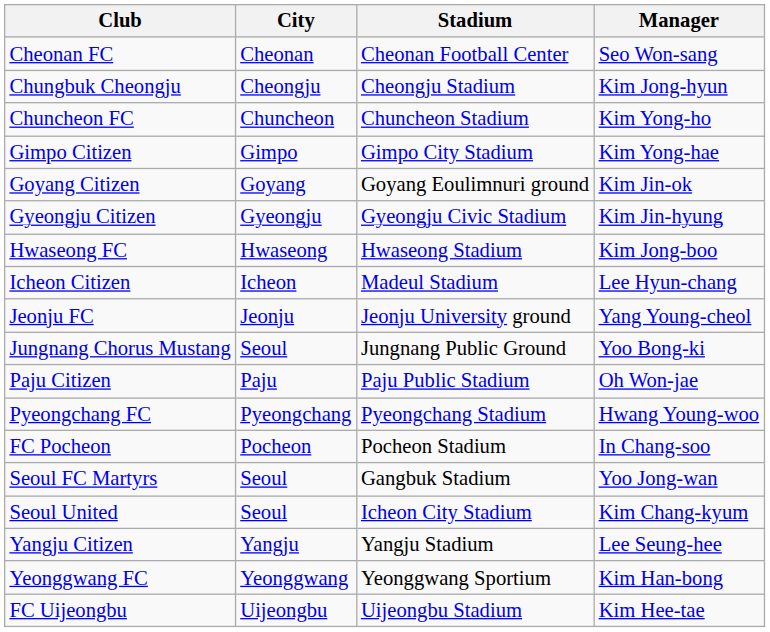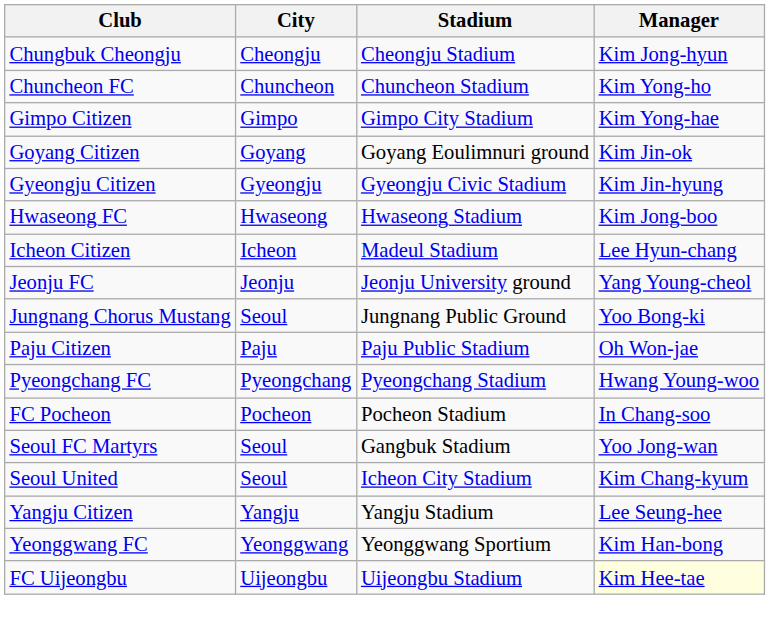- row: (61, 53)
(652, 610) no background -> (652, 577) lightyellow background
